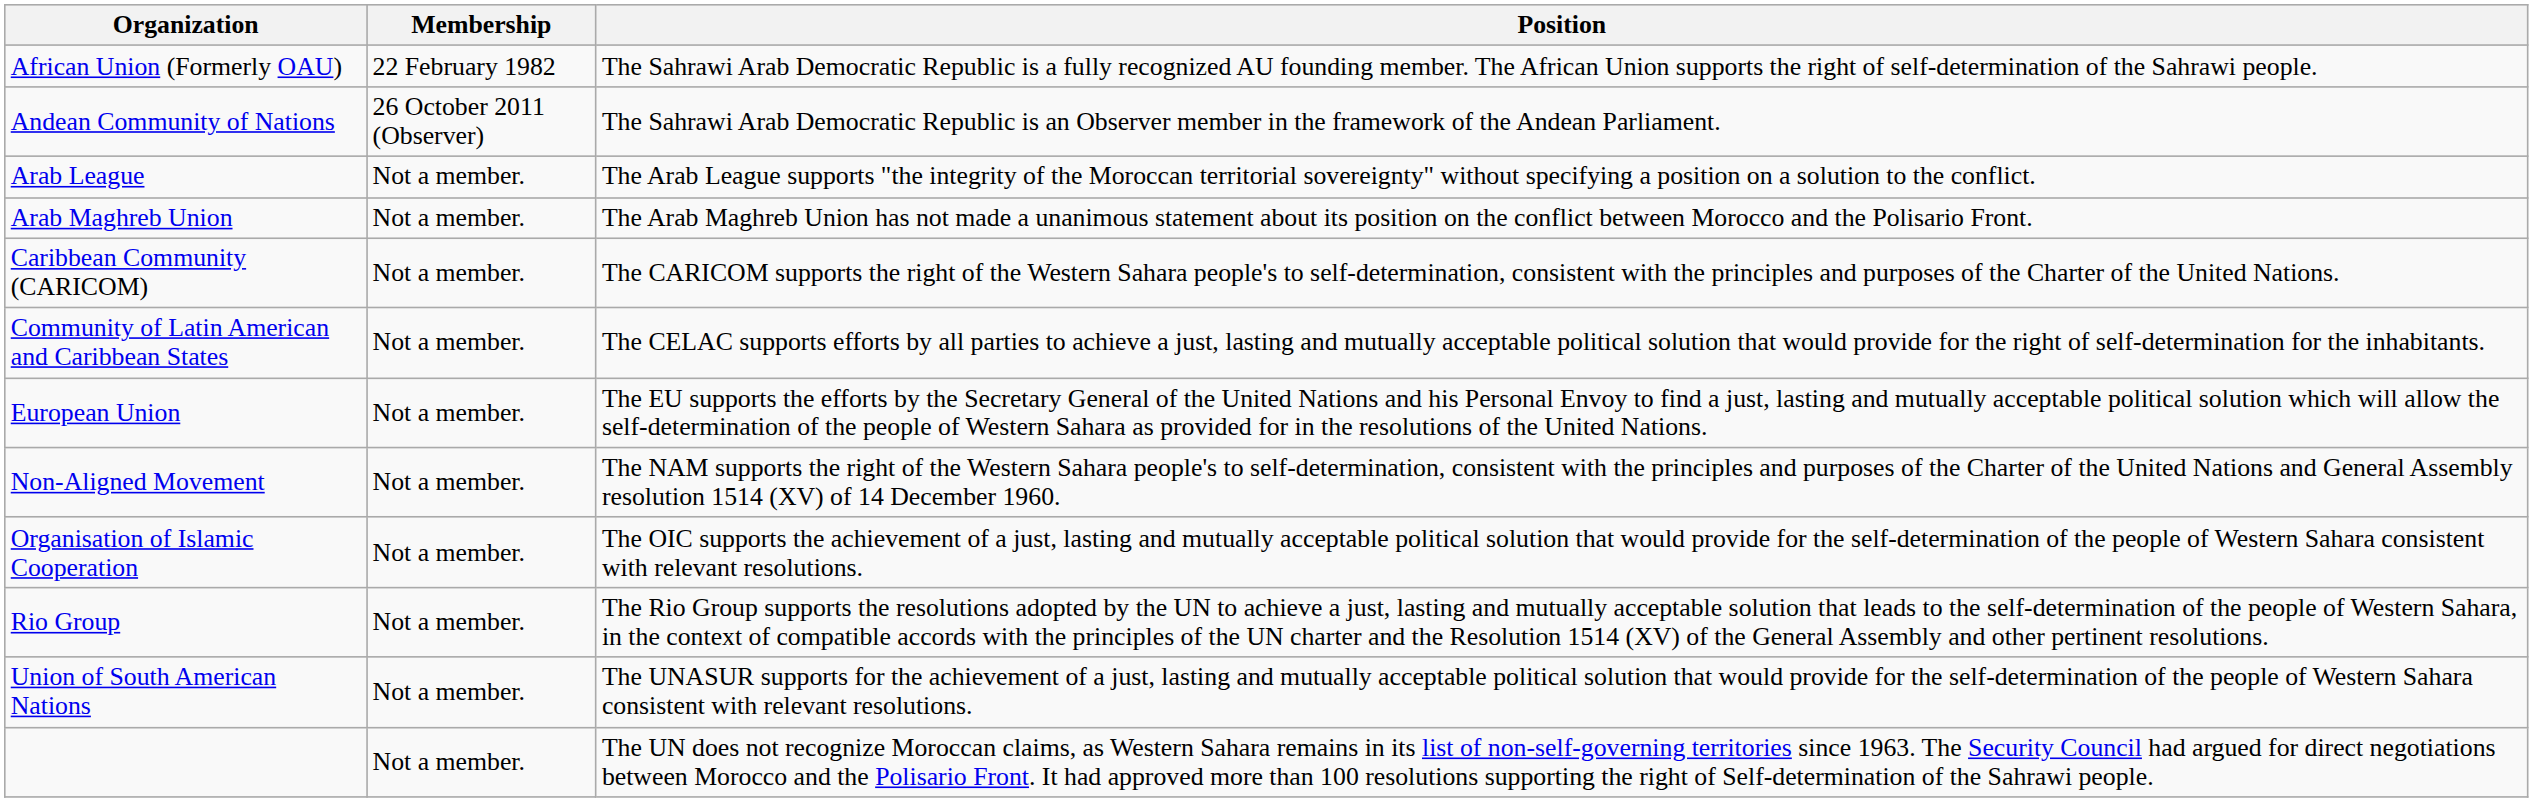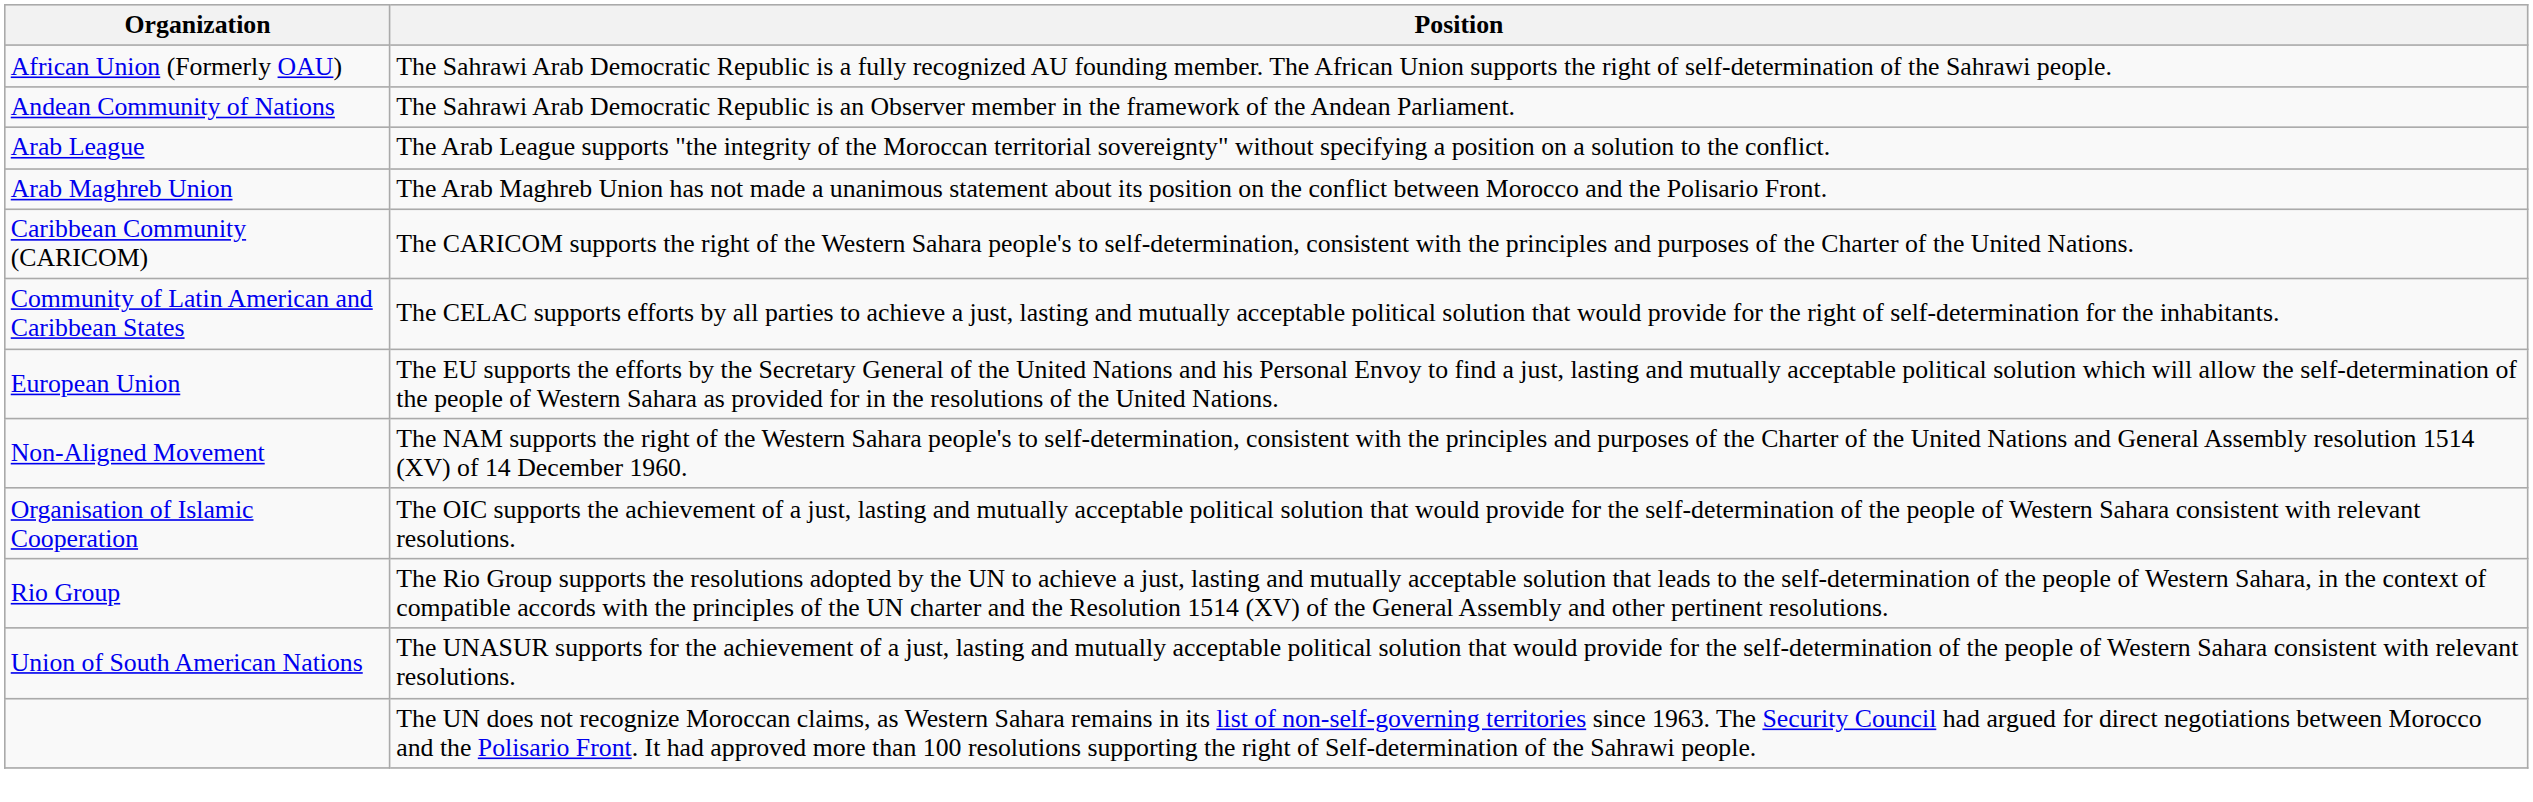- column: (481, 24)
